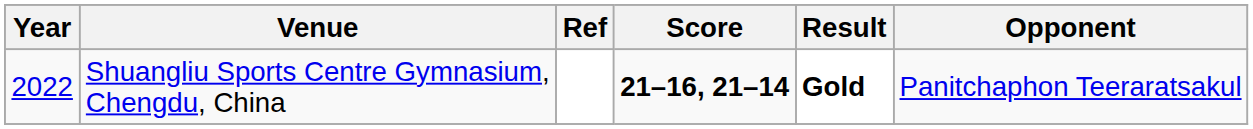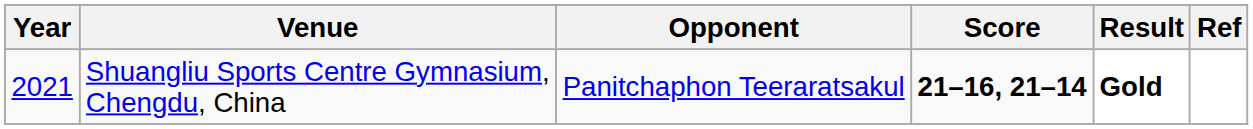columns swapped: (1071, 27) <-> (585, 27)
(42, 86) 2022 -> (42, 86) 2021
